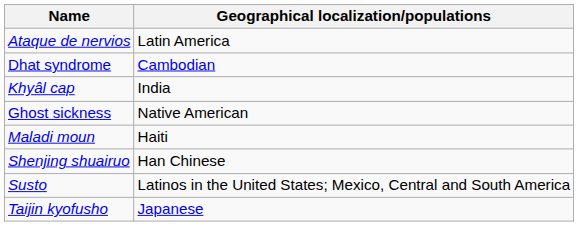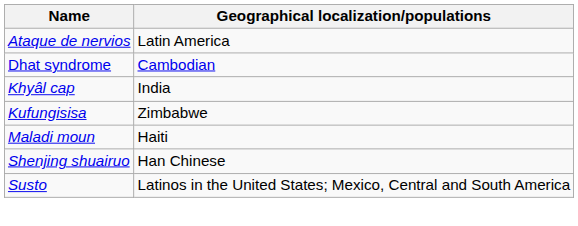- row: (60, 112)
+ row: (47, 112)
- row: (58, 209)
